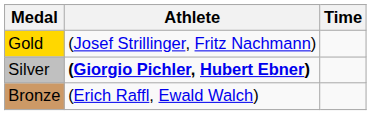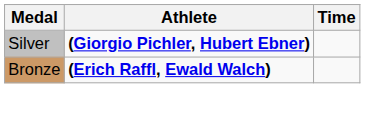- row: (26, 43)
(163, 95) normal -> (169, 69) bold
